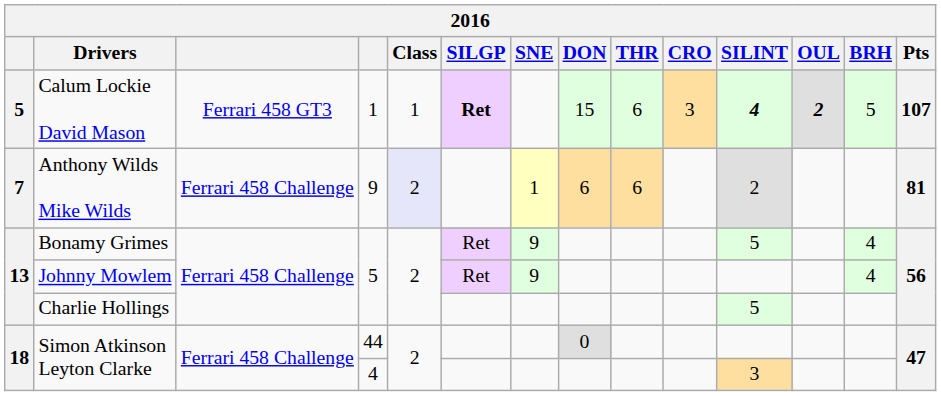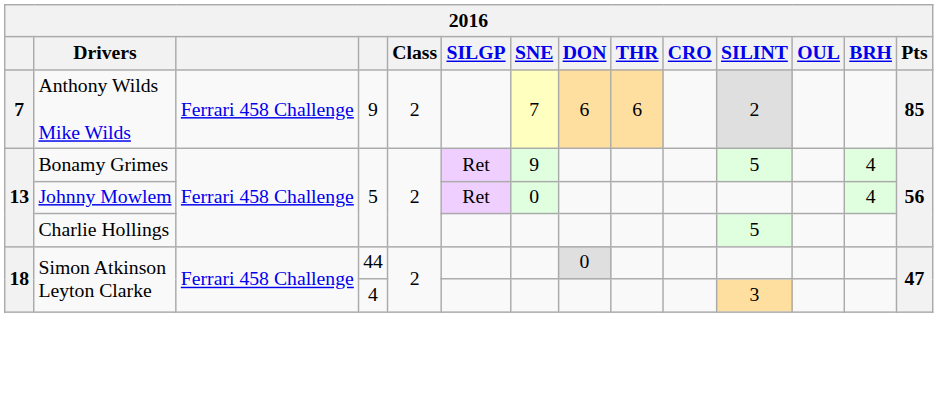- row: (95, 108)
(415, 187) lavender background -> (415, 108) no background
(534, 187) 1 -> (534, 108) 7
(916, 187) 81 -> (914, 108) 85
(534, 275) 9 -> (534, 196) 0
